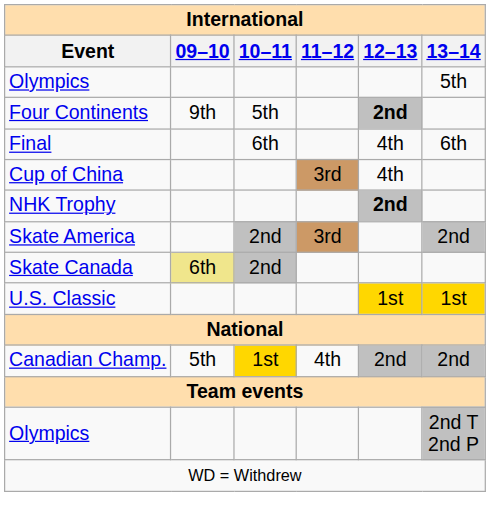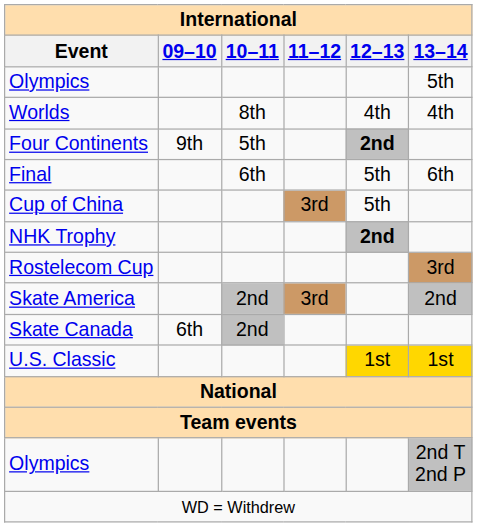+ row: (39, 112)
(390, 143) 4th -> (377, 174) 5th
(390, 174) 4th -> (377, 205) 5th
+ row: (81, 267)
(203, 267) khaki background -> (190, 329) no background
- row: (88, 360)
